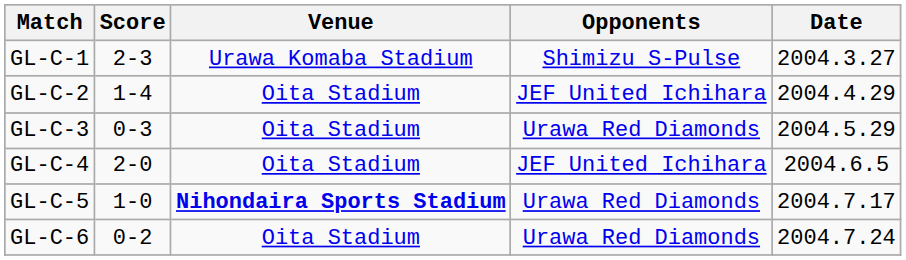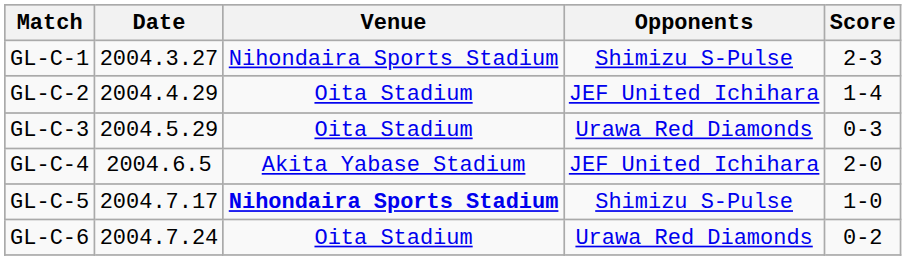columns swapped: (836, 23) <-> (133, 23)
(341, 59) Urawa Komaba Stadium -> (394, 59) Nihondaira Sports Stadium
(341, 166) Oita Stadium -> (394, 166) Akita Yabase Stadium
(641, 202) Urawa Red Diamonds -> (694, 202) Shimizu S-Pulse
